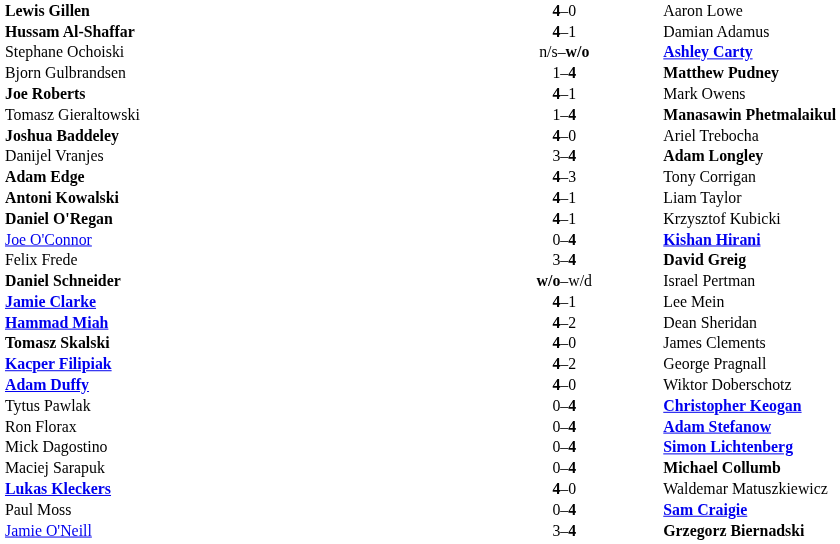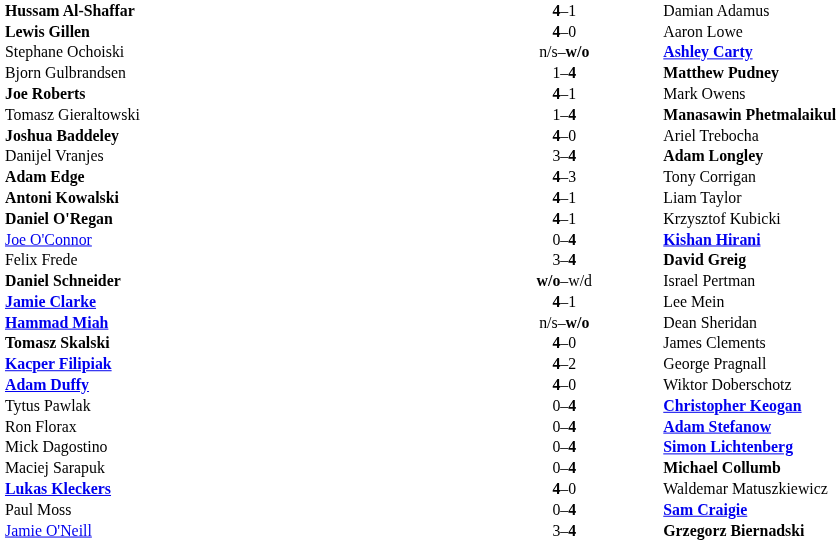rows swapped: (70, 31) <-> (47, 10)
(564, 322) 4–2 -> (564, 322) n/s–w/o
